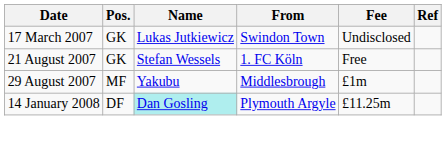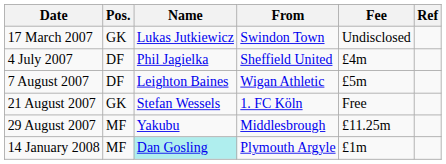+ row: (40, 59)
+ row: (48, 81)
(354, 81) £1m -> (366, 125) £11.25m
(115, 103) DF -> (116, 147) MF
(366, 103) £11.25m -> (354, 147) £1m
